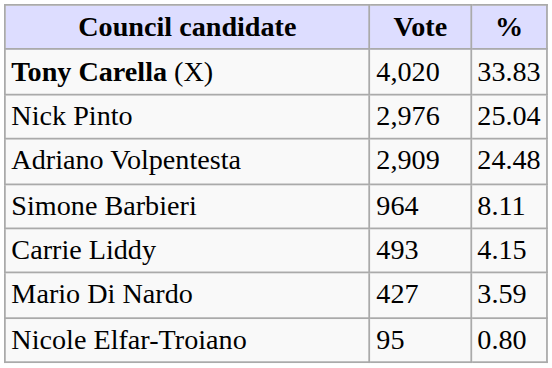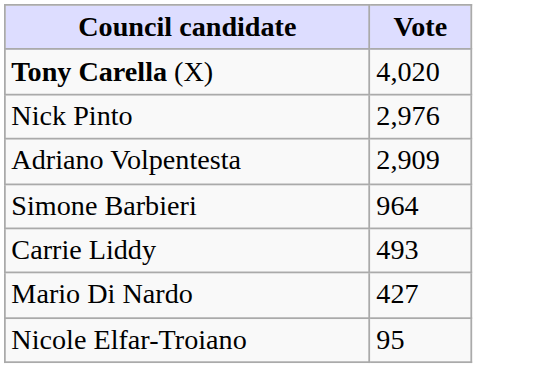- column: (509, 26)
